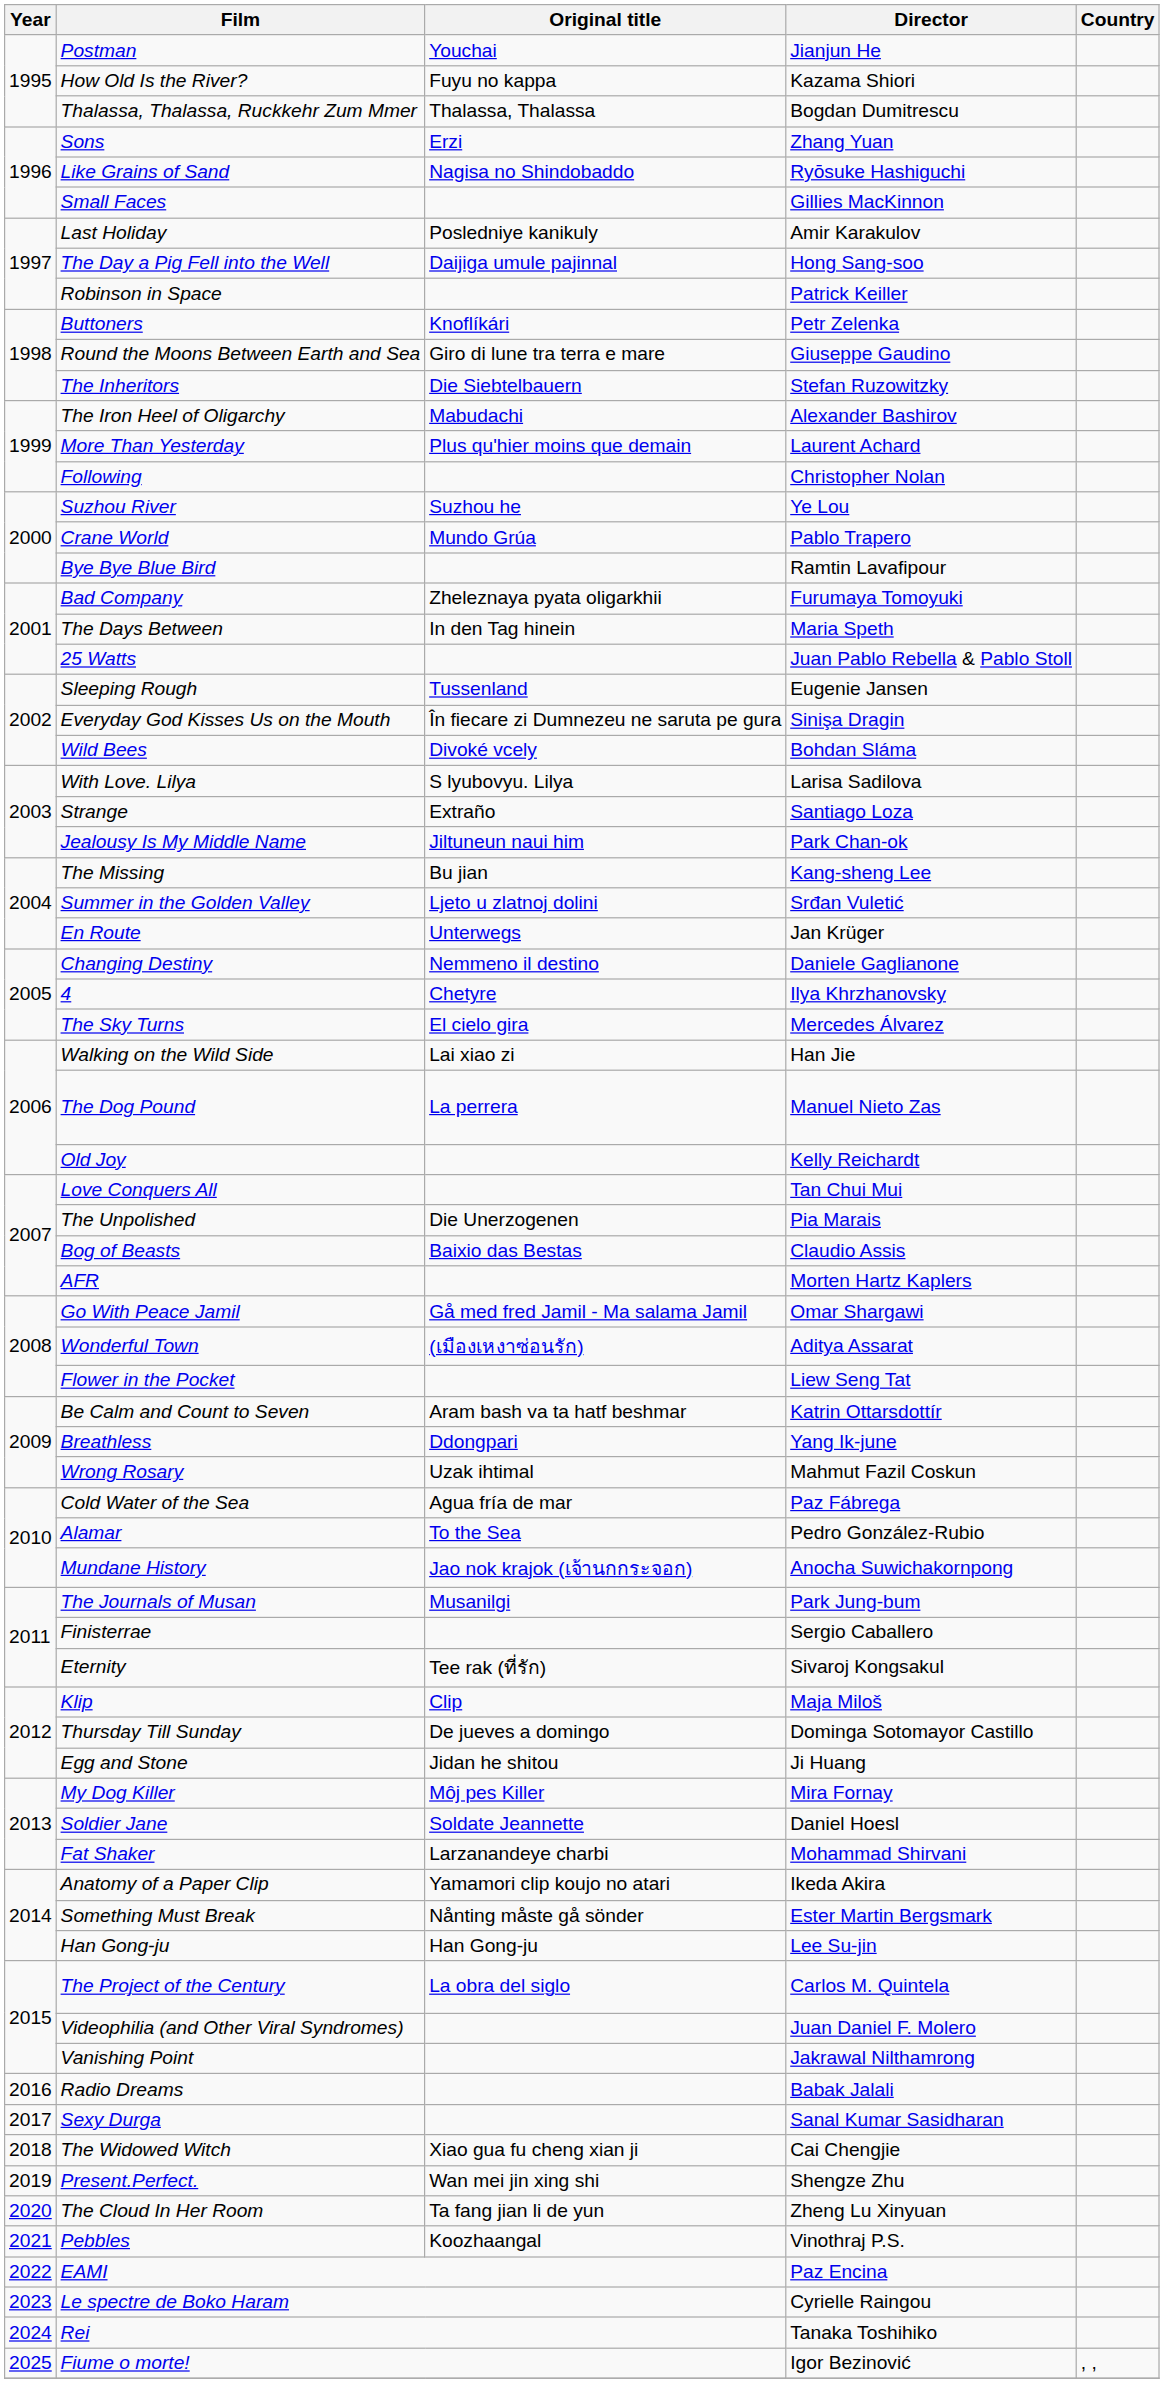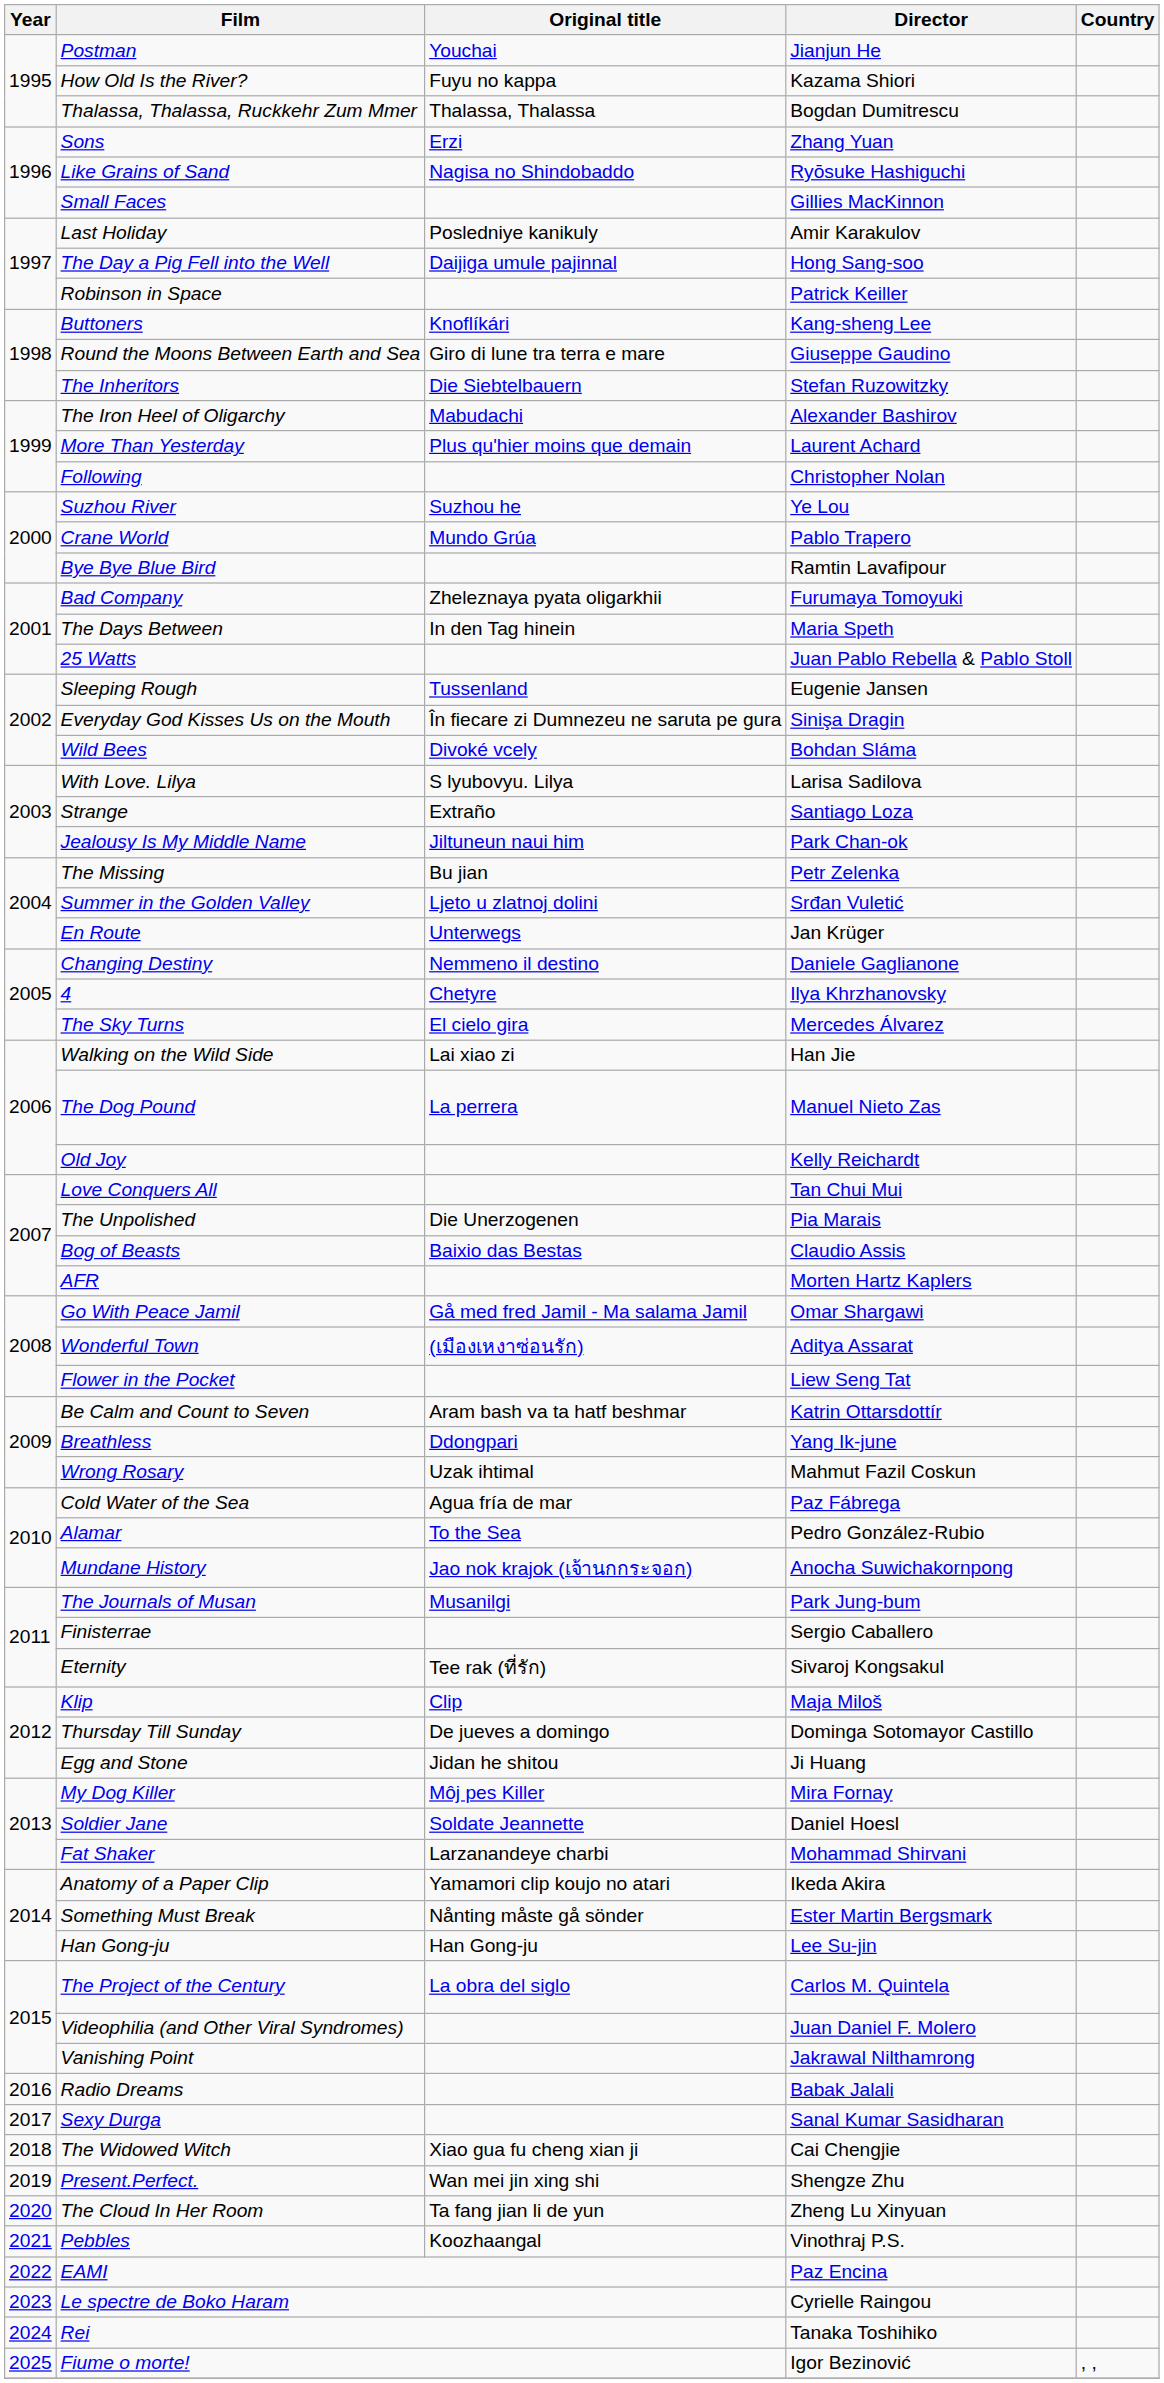(845, 324) Petr Zelenka -> (861, 324) Kang-sheng Lee
(861, 872) Kang-sheng Lee -> (845, 872) Petr Zelenka
